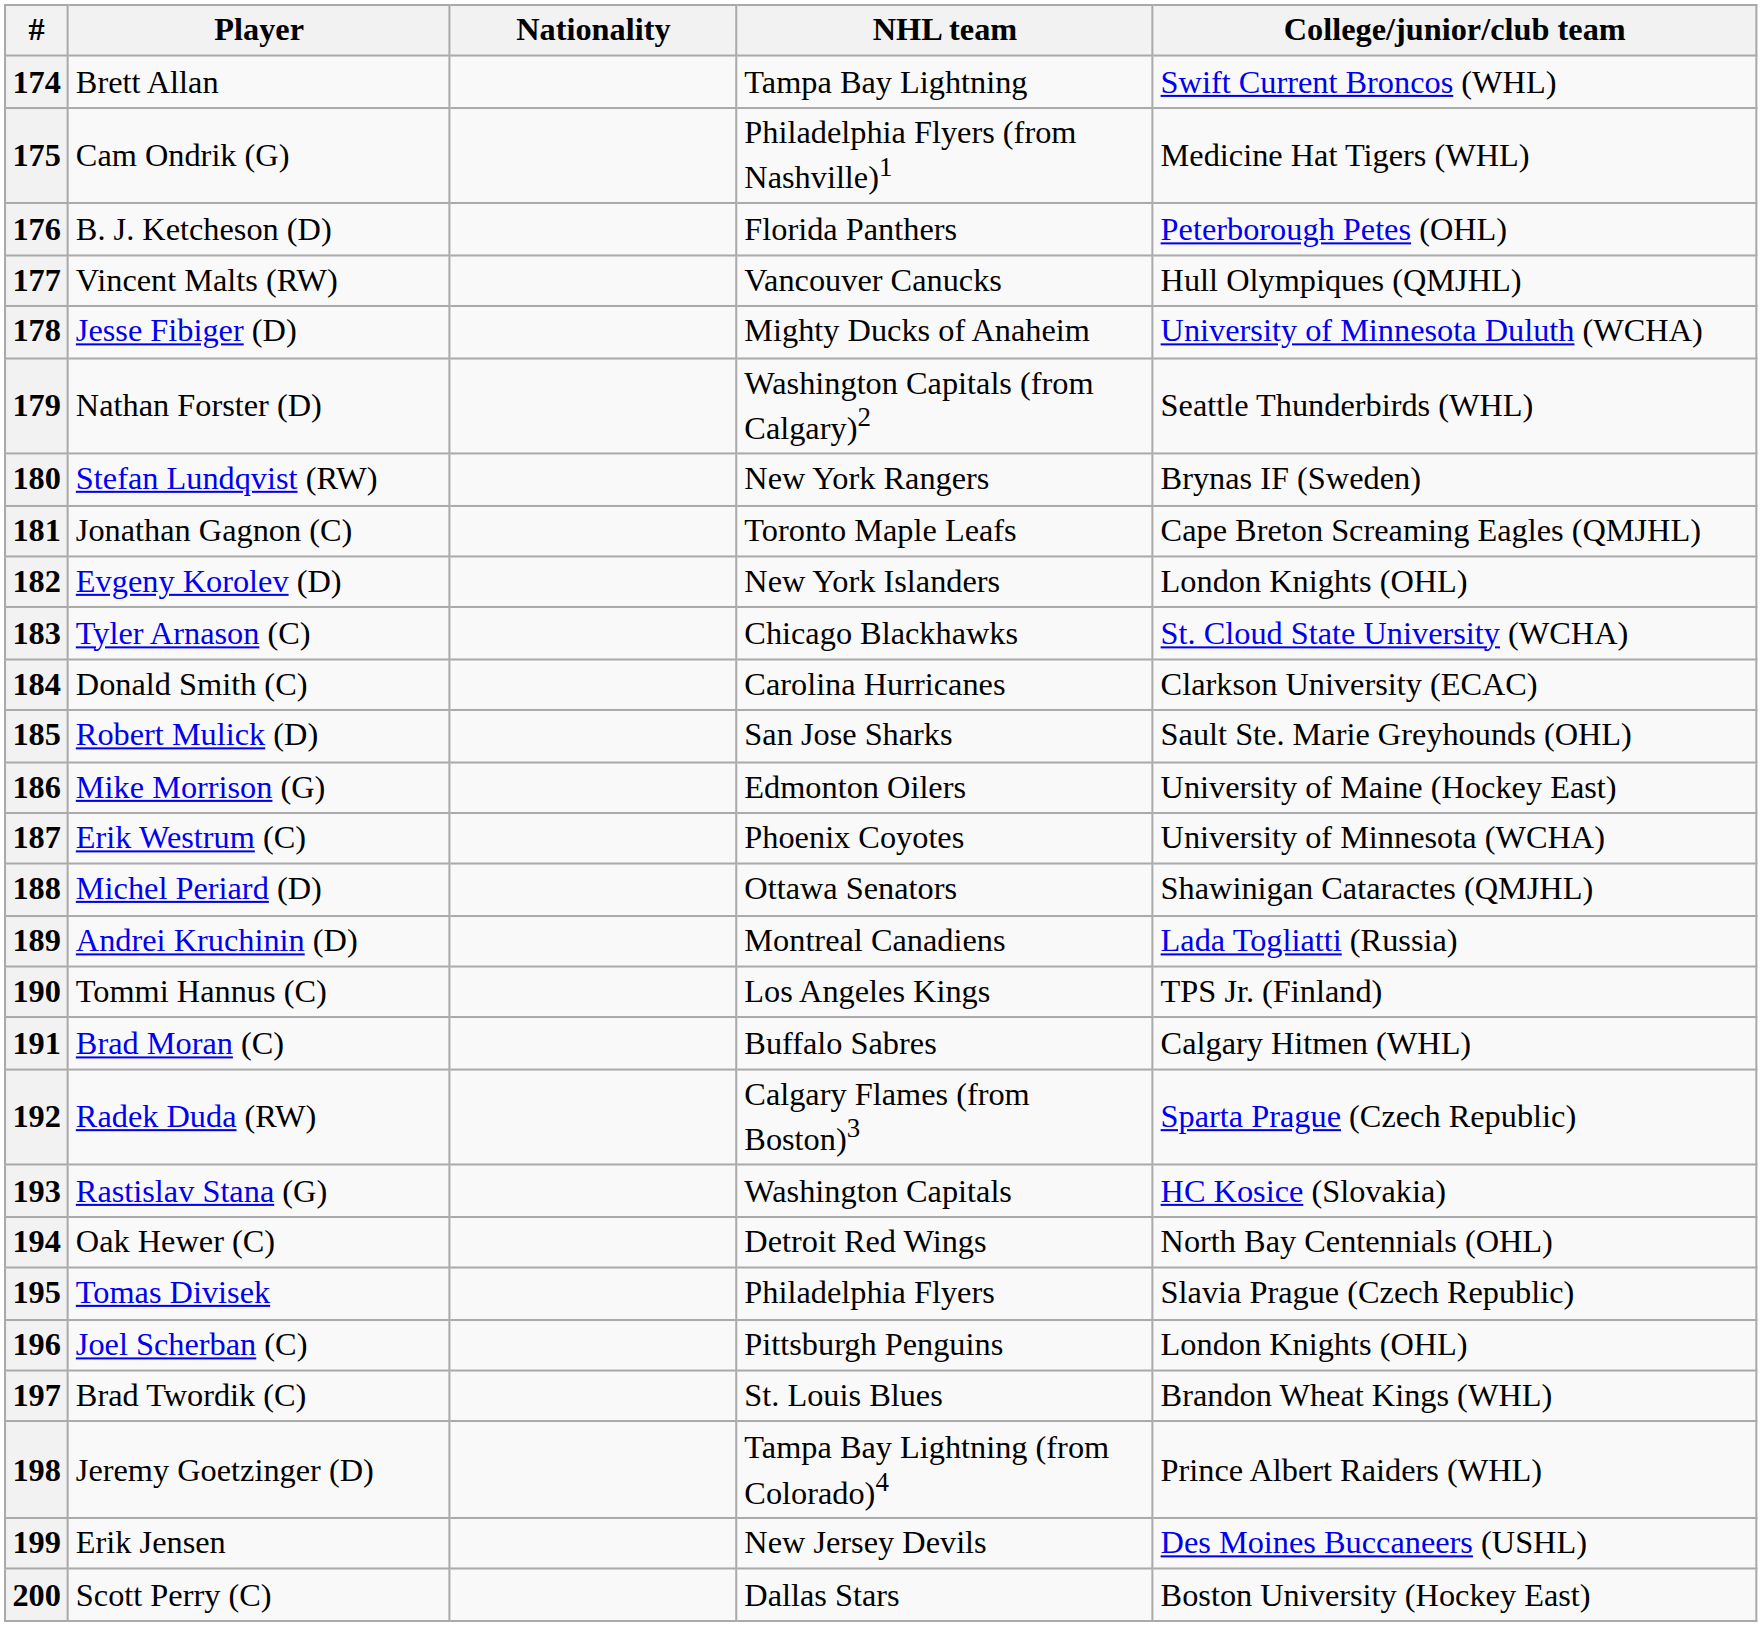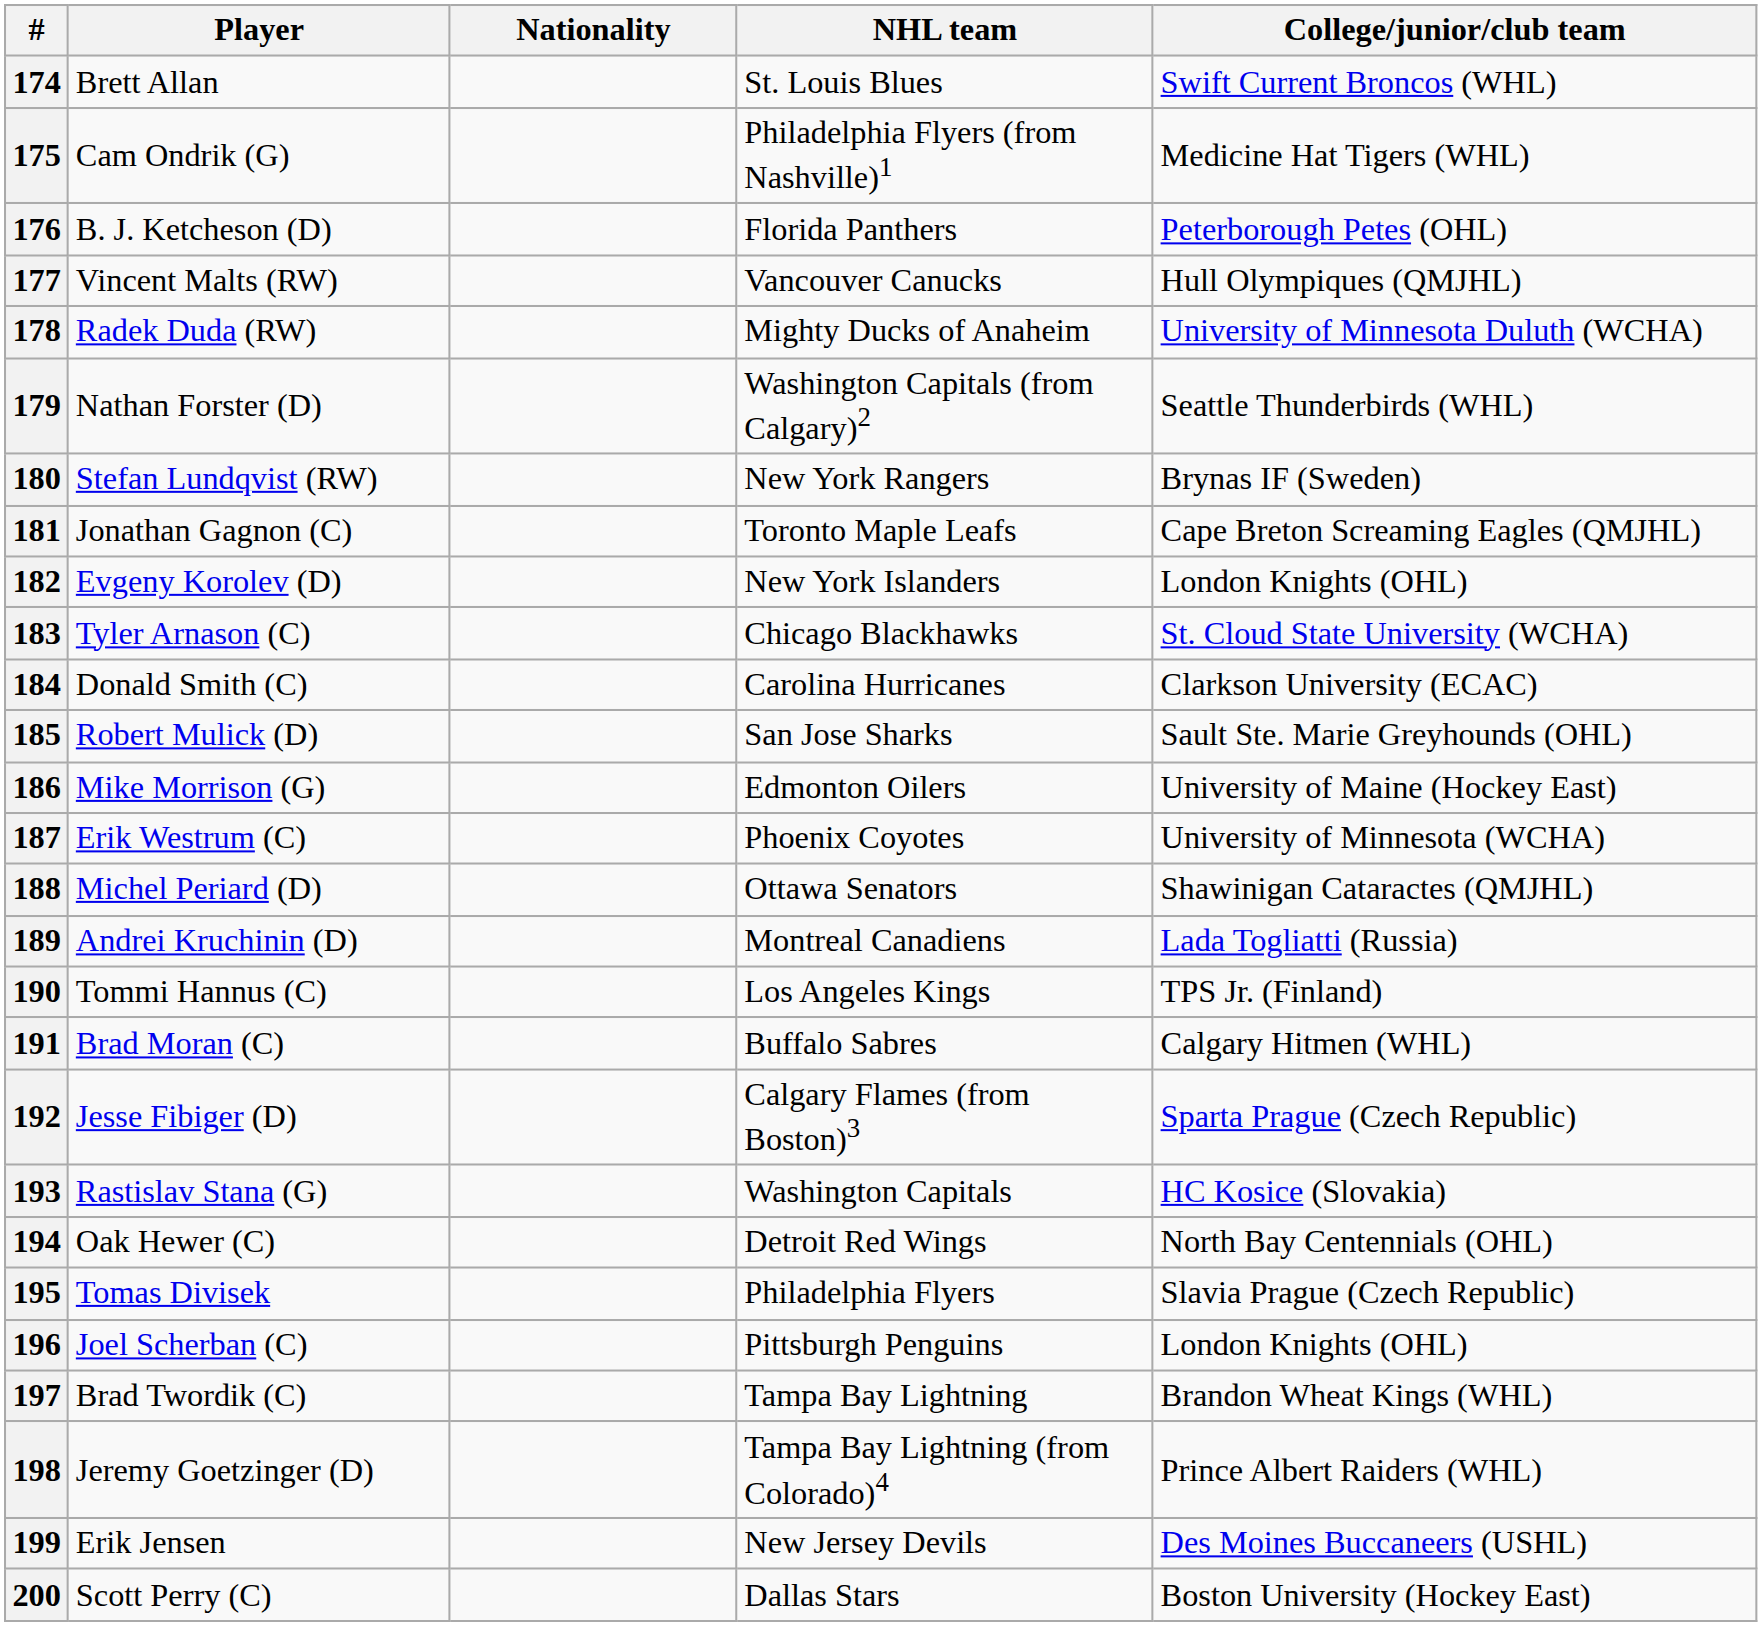(886, 81) Tampa Bay Lightning -> (844, 81) St. Louis Blues
(186, 331) Jesse Fibiger (D) -> (196, 331) Radek Duda (RW)
(196, 1116) Radek Duda (RW) -> (186, 1116) Jesse Fibiger (D)
(844, 1395) St. Louis Blues -> (886, 1395) Tampa Bay Lightning
